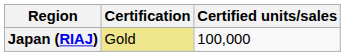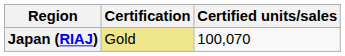(224, 39) 100,000 -> (224, 39) 100,070
